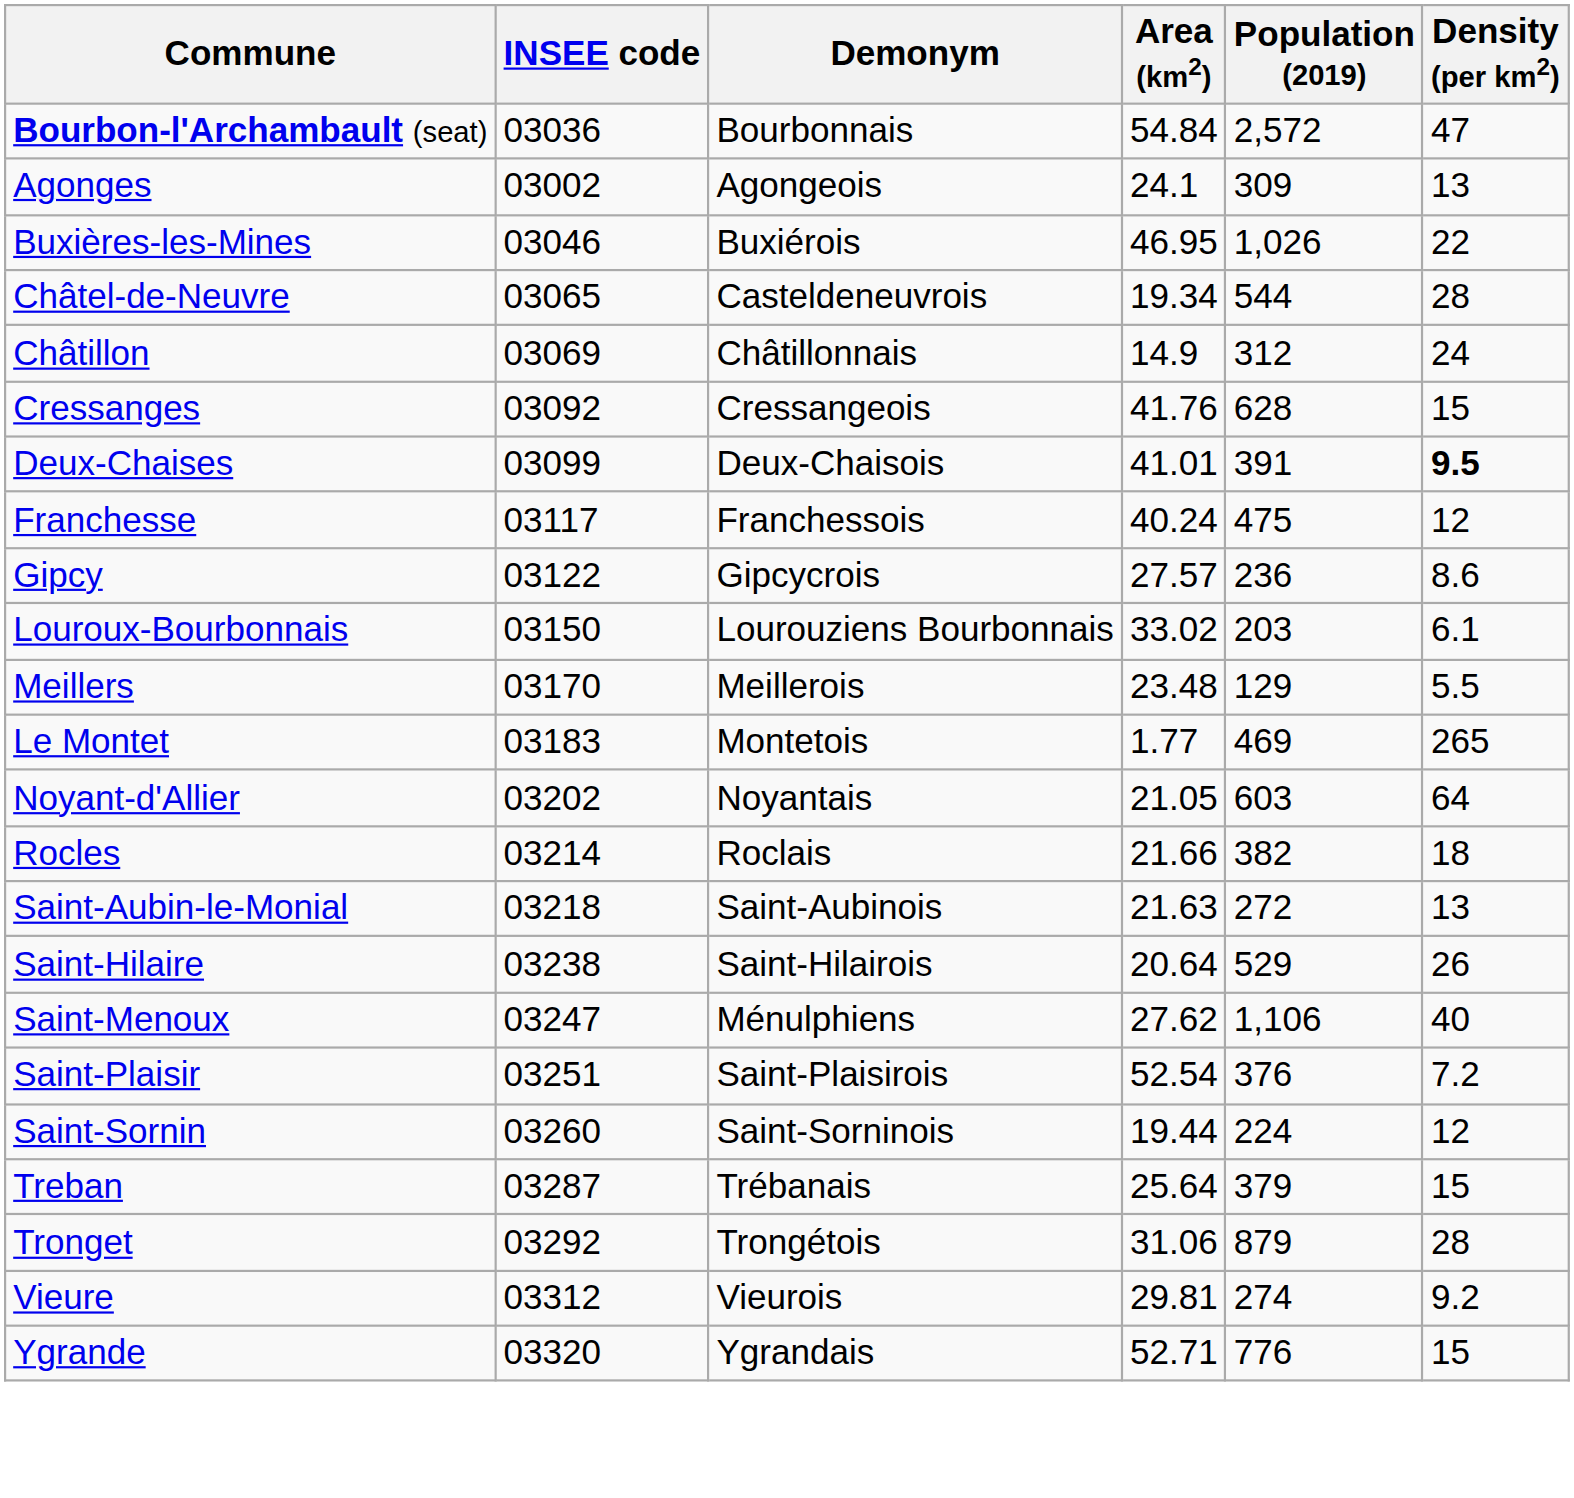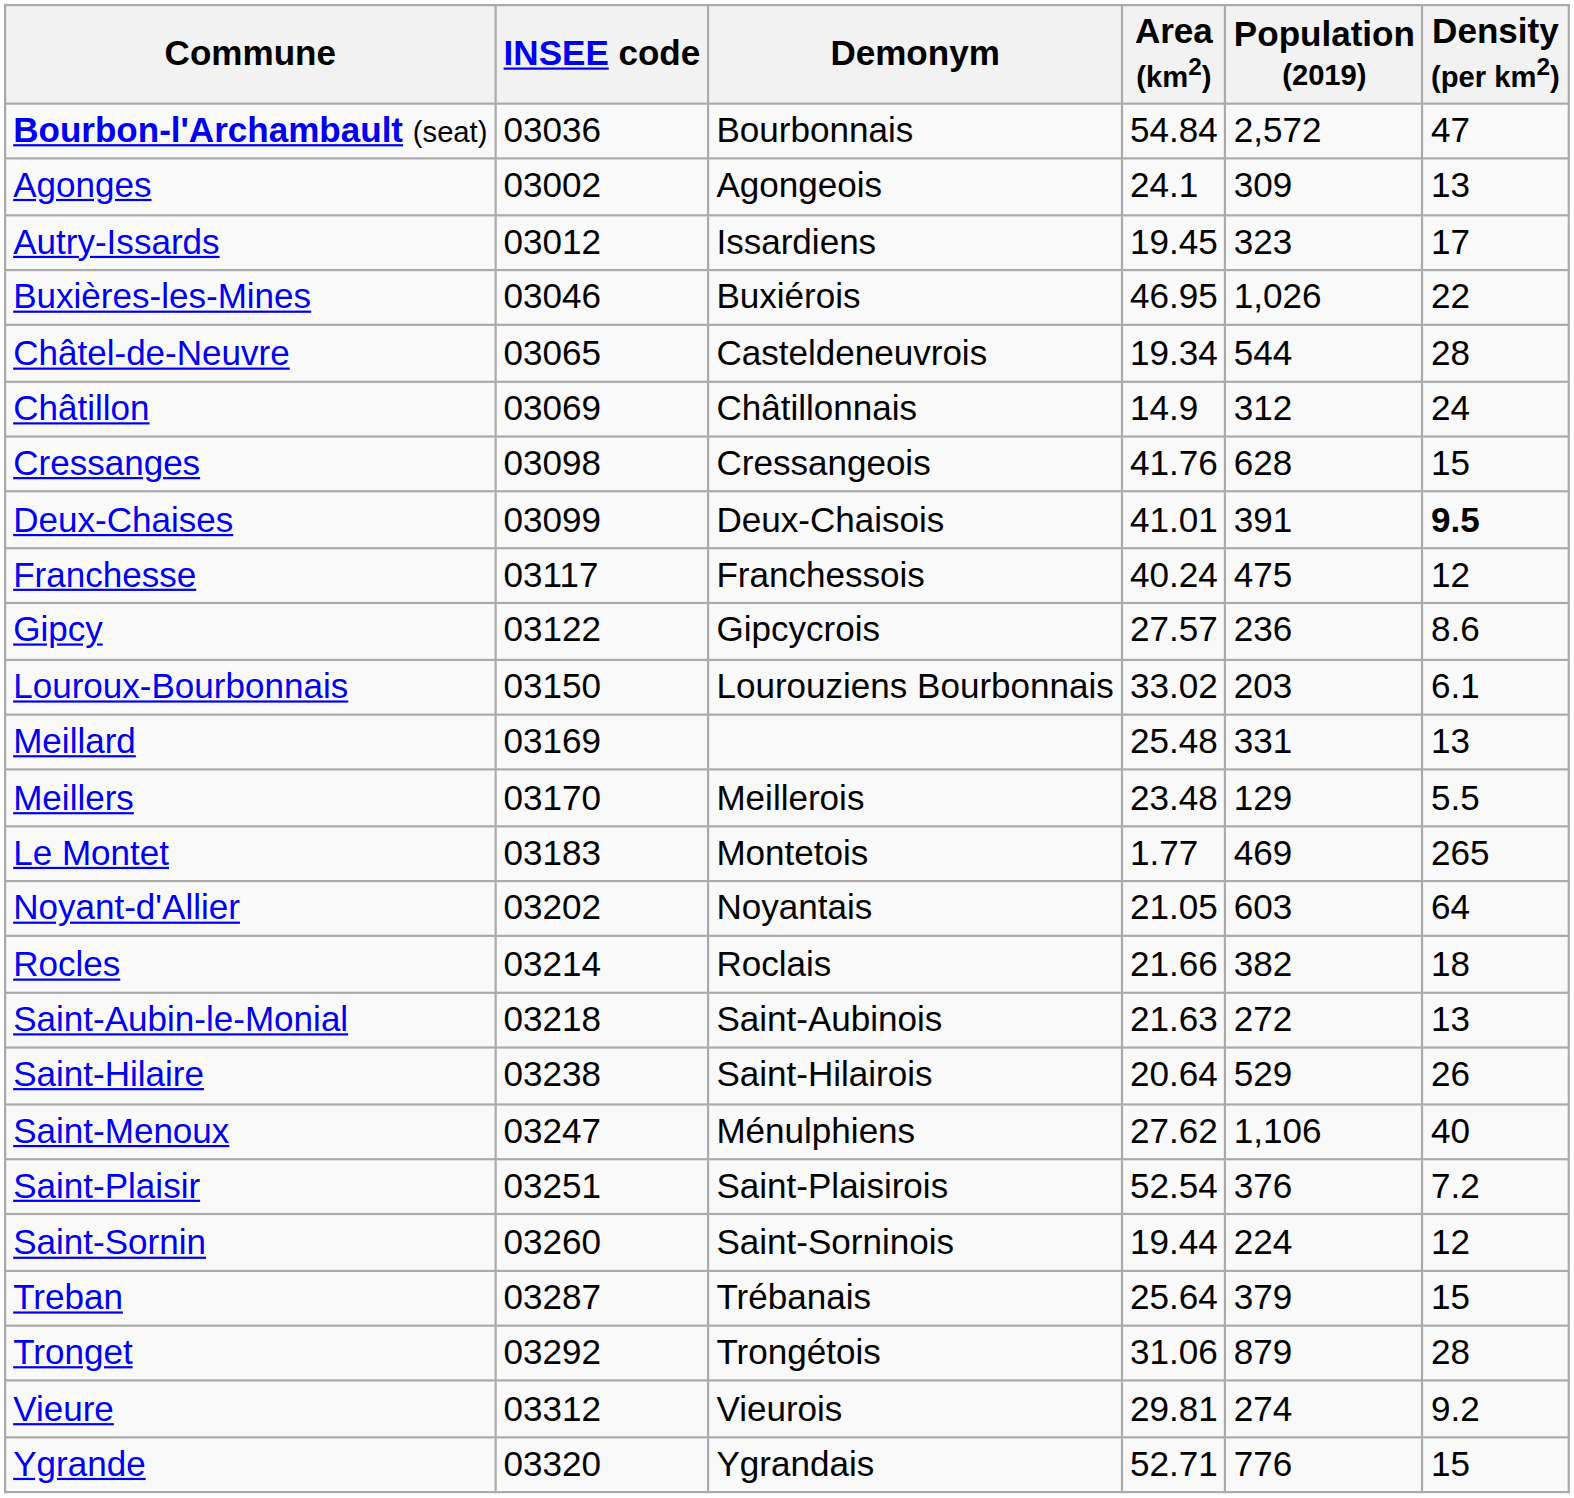+ row: (116, 241)
(552, 408) 03092 -> (552, 463) 03098
+ row: (75, 741)
